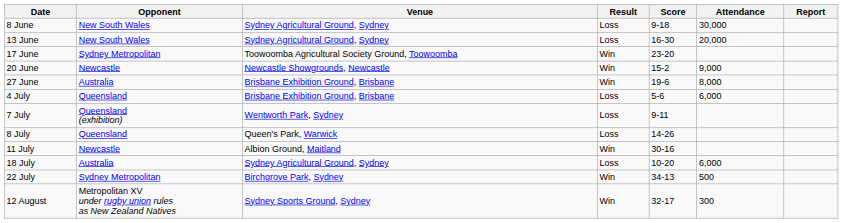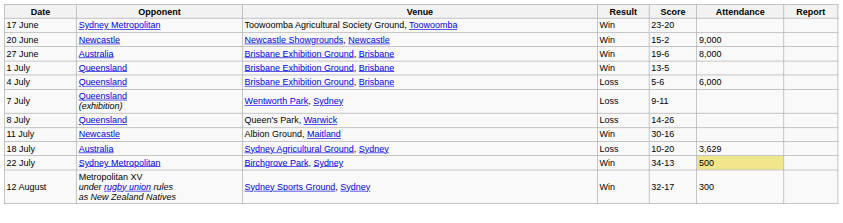- row: (20, 25)
- row: (22, 39)
+ row: (18, 68)
(710, 162) 6,000 -> (710, 148) 3,629
(706, 177) no background -> (706, 162) khaki background
